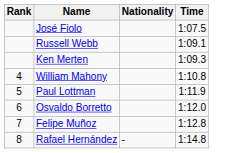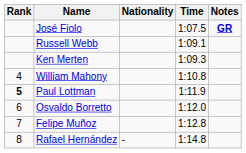+ column: (225, 12)
(19, 92) normal -> (19, 92) bold
